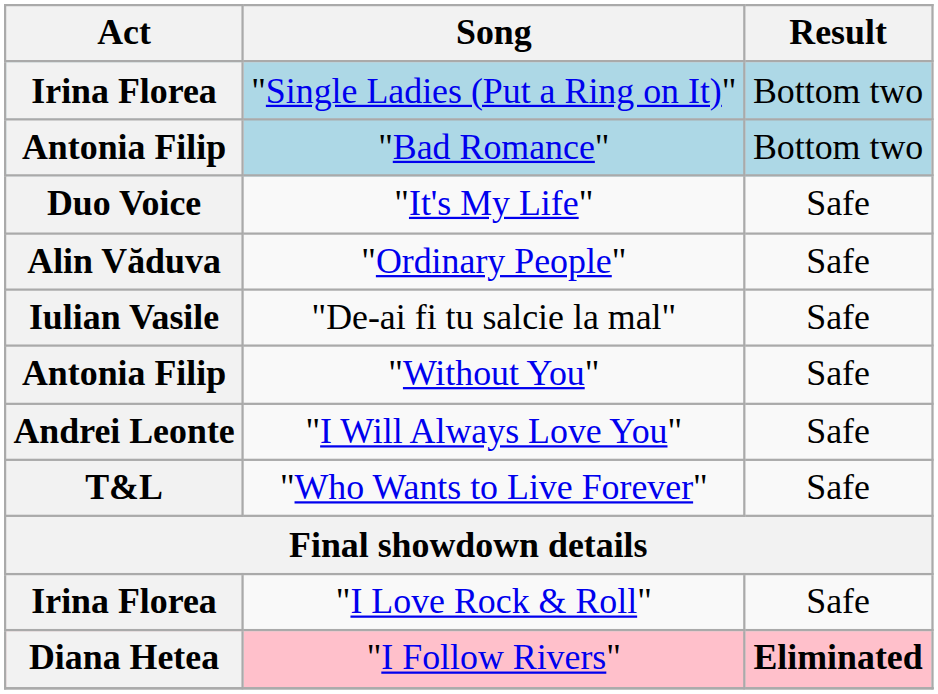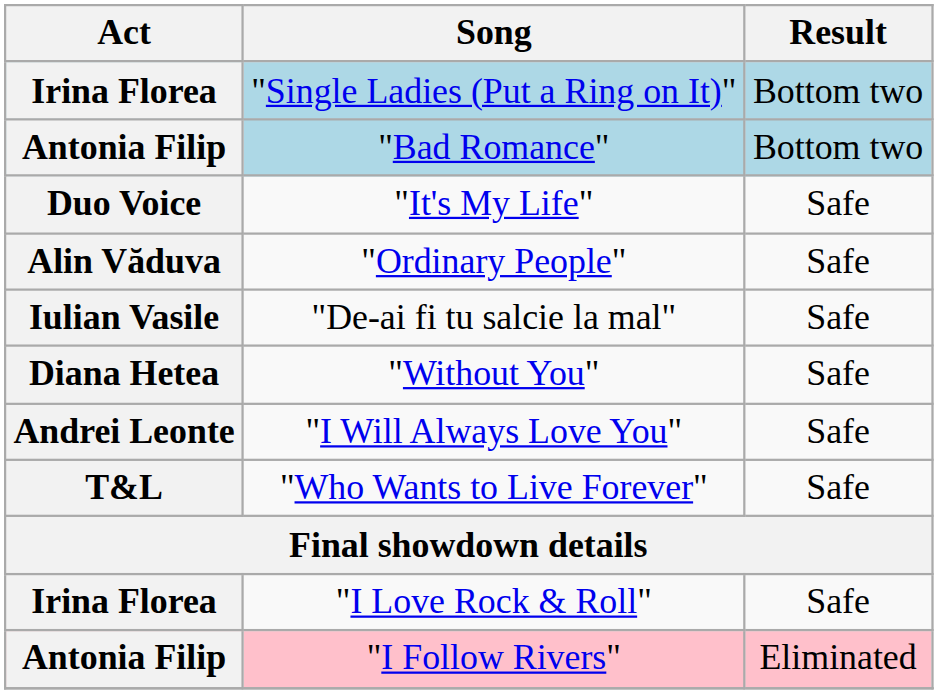(124, 373) Antonia Filip -> (124, 373) Diana Hetea
(124, 658) Diana Hetea -> (124, 658) Antonia Filip
(838, 658) bold -> (838, 658) normal
